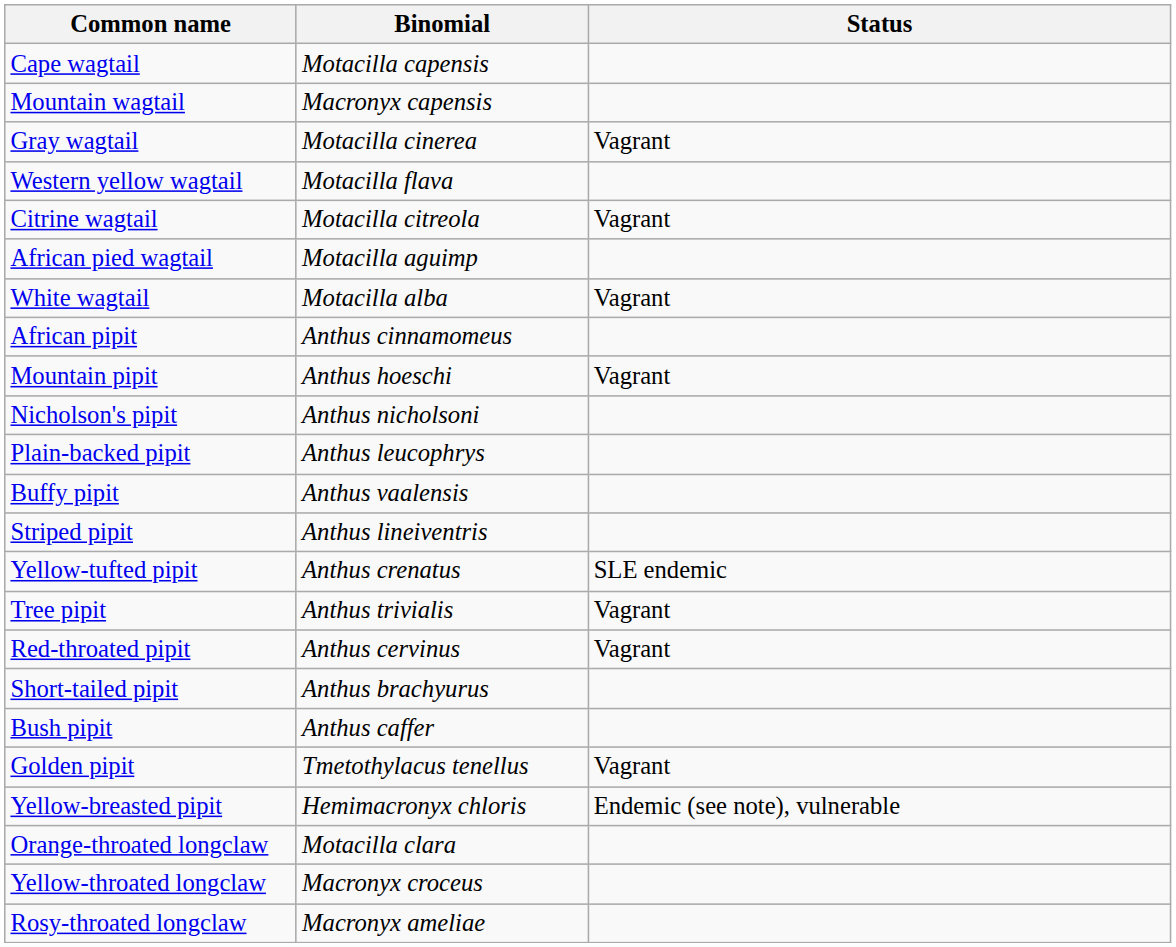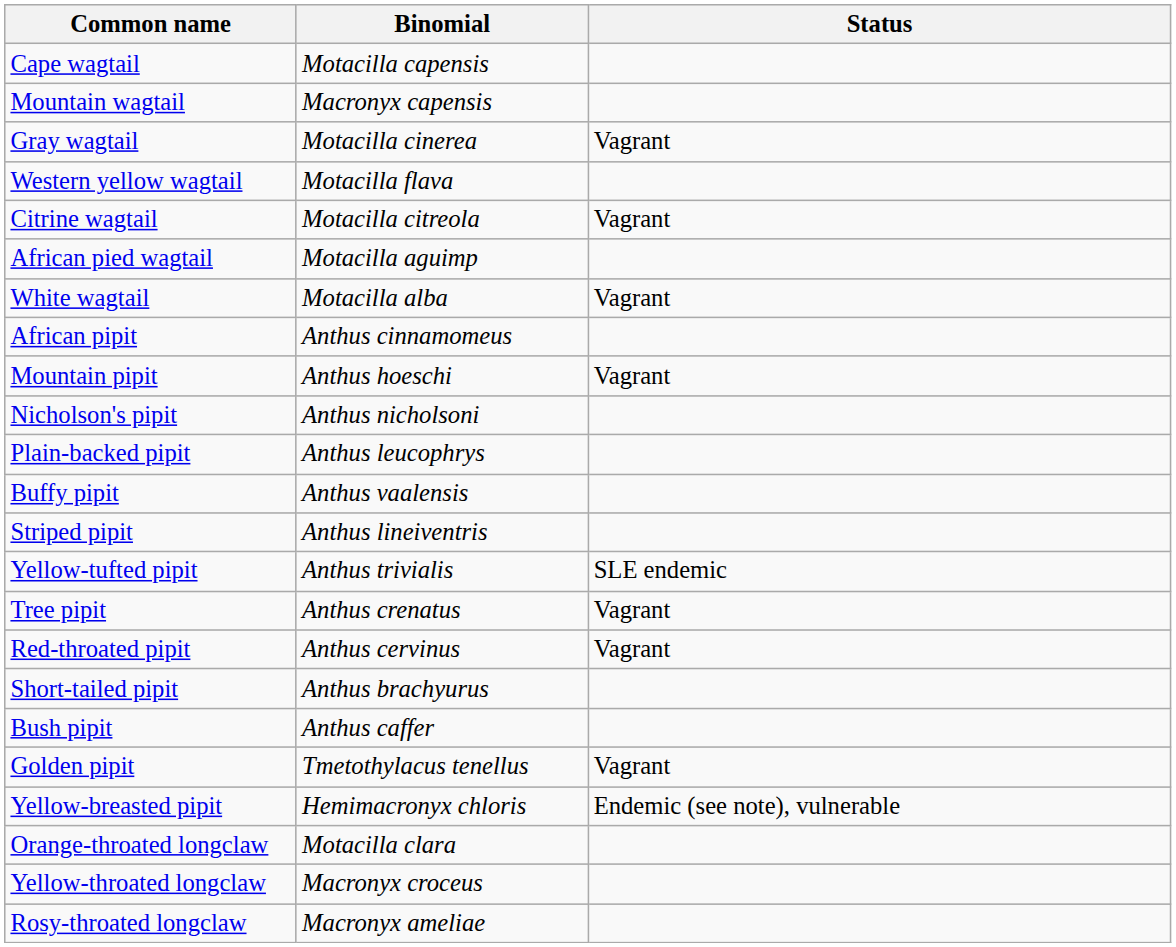(381, 571) Anthus crenatus -> (378, 571) Anthus trivialis
(378, 610) Anthus trivialis -> (381, 610) Anthus crenatus
